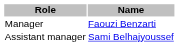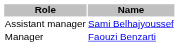rows swapped: (24, 23) <-> (45, 37)
